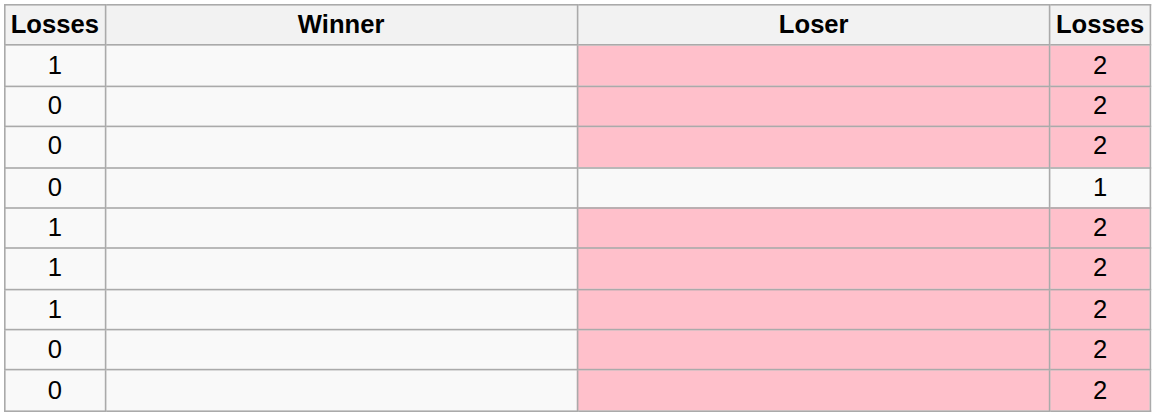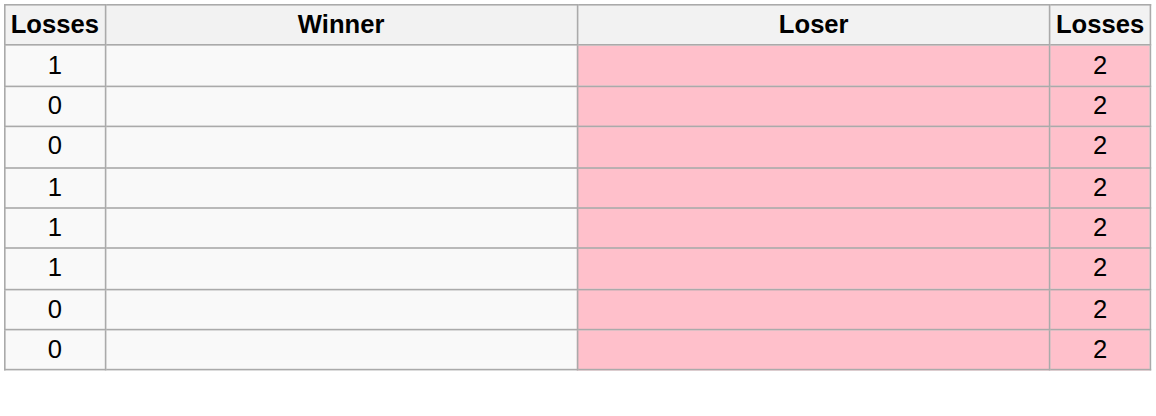- row: (55, 187)
